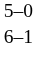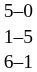+ row: (18, 36)
